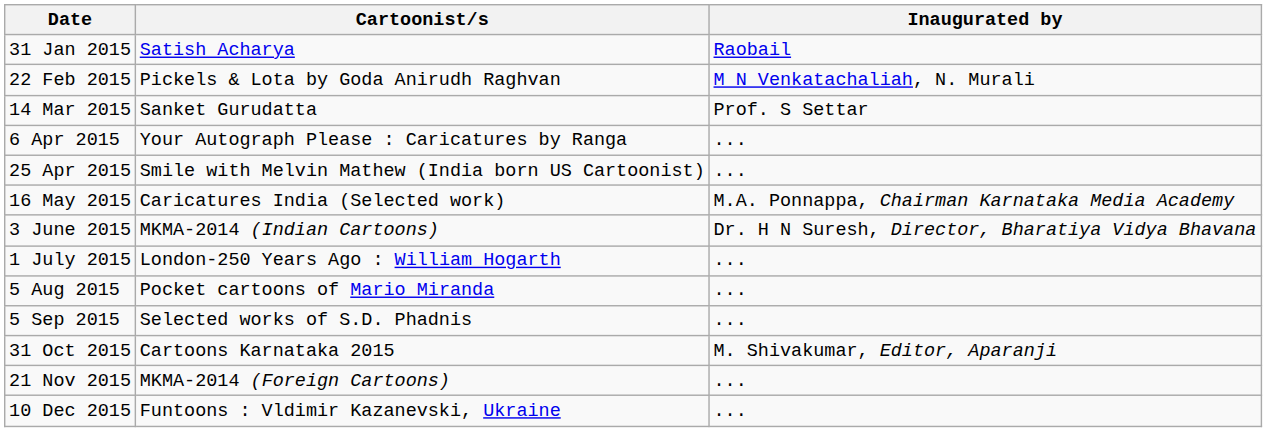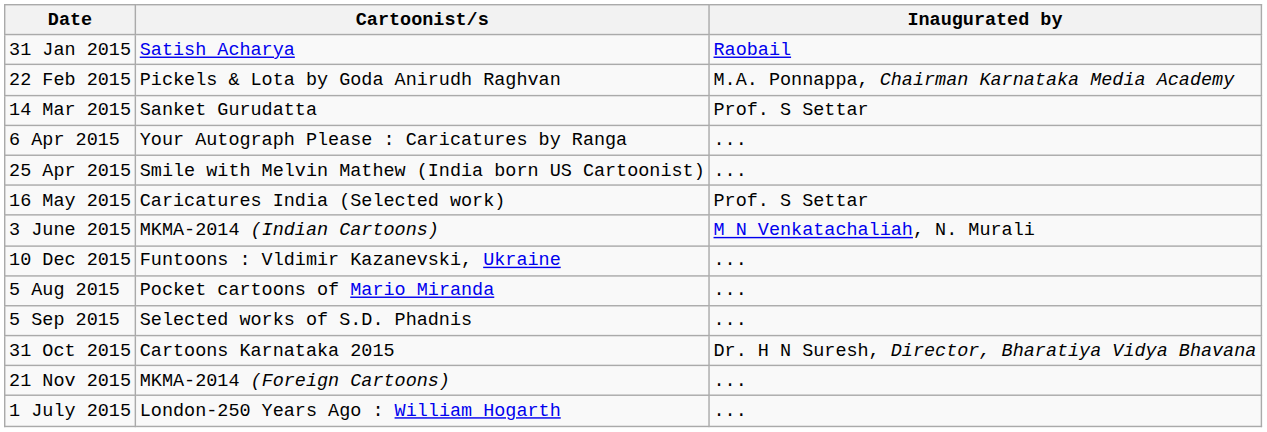(874, 80) M N Venkatachaliah, N. Murali -> (974, 80) M.A. Ponnappa, Chairman Karnataka Media Academy
(974, 200) M.A. Ponnappa, Chairman Karnataka Media Academy -> (791, 200) Prof. S Settar
(985, 230) Dr. H N Suresh, Director, Bharatiya Vidya Bhavana -> (874, 230) M N Venkatachaliah, N. Murali
rows swapped: (70, 260) <-> (70, 411)
(885, 351) M. Shivakumar, Editor, Aparanji -> (985, 351) Dr. H N Suresh, Director, Bharatiya Vidya Bhavana
